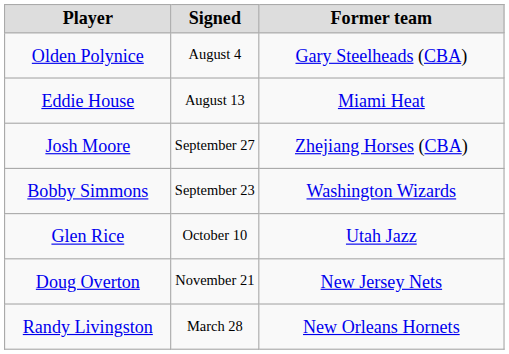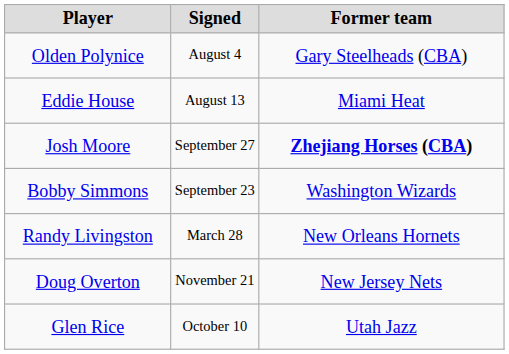(381, 146) normal -> (381, 146) bold
rows swapped: (88, 236) <-> (88, 326)
